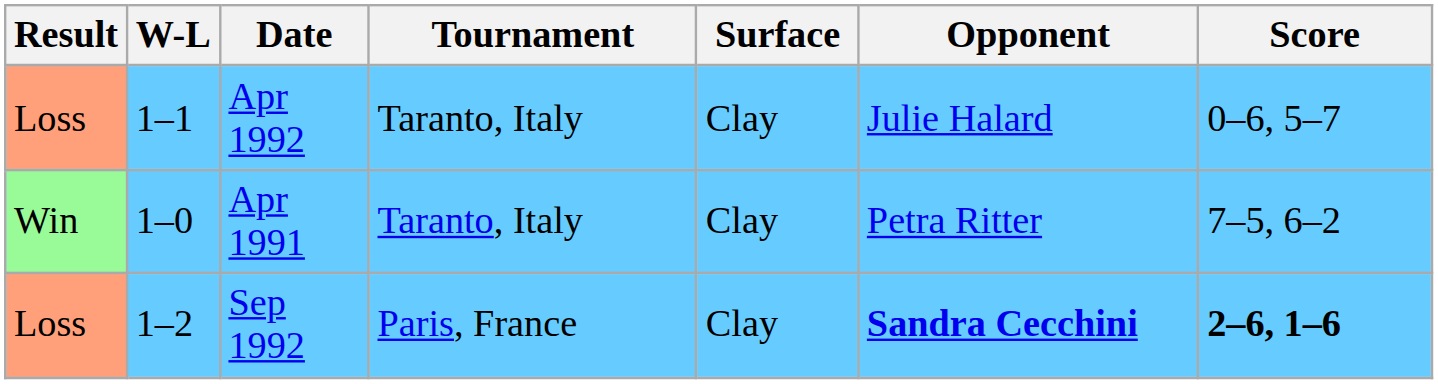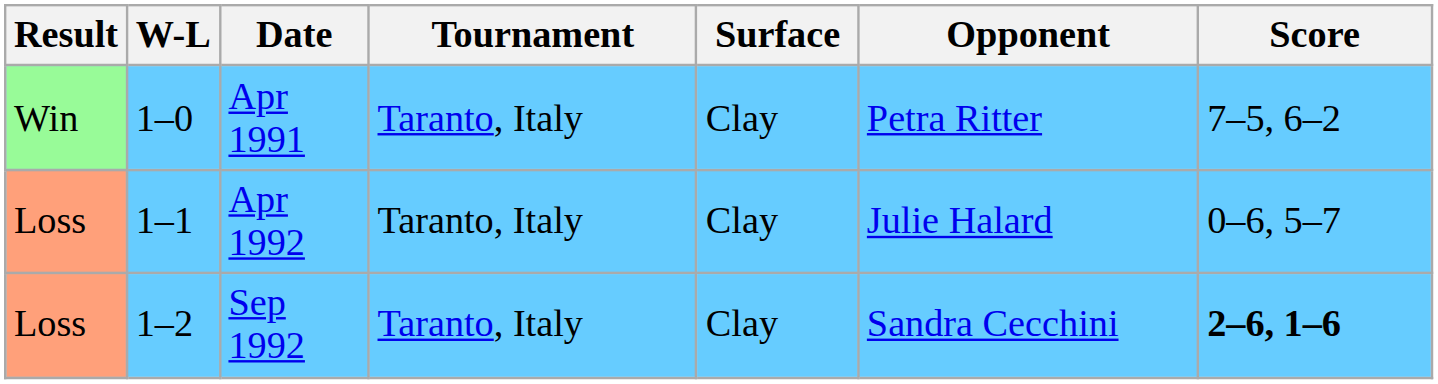rows swapped: (267, 220) <-> (267, 116)
(477, 324) Paris, France -> (480, 324) Taranto, Italy
(1002, 324) bold -> (993, 324) normal
